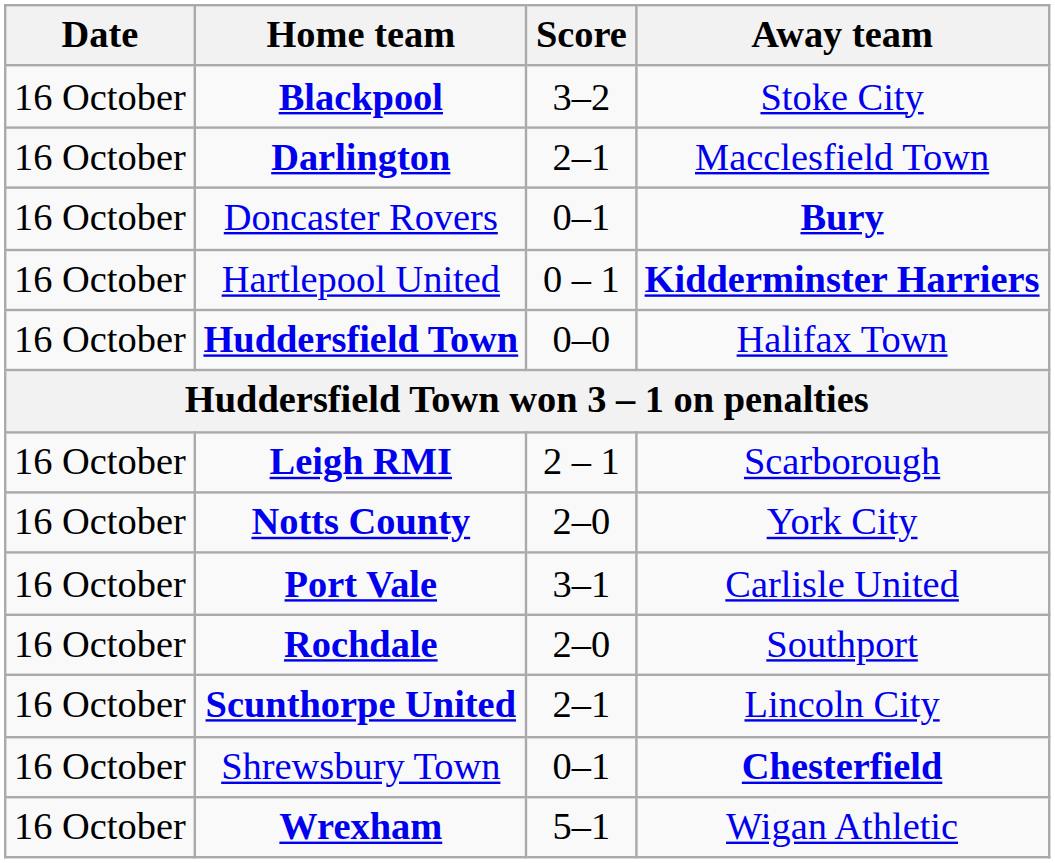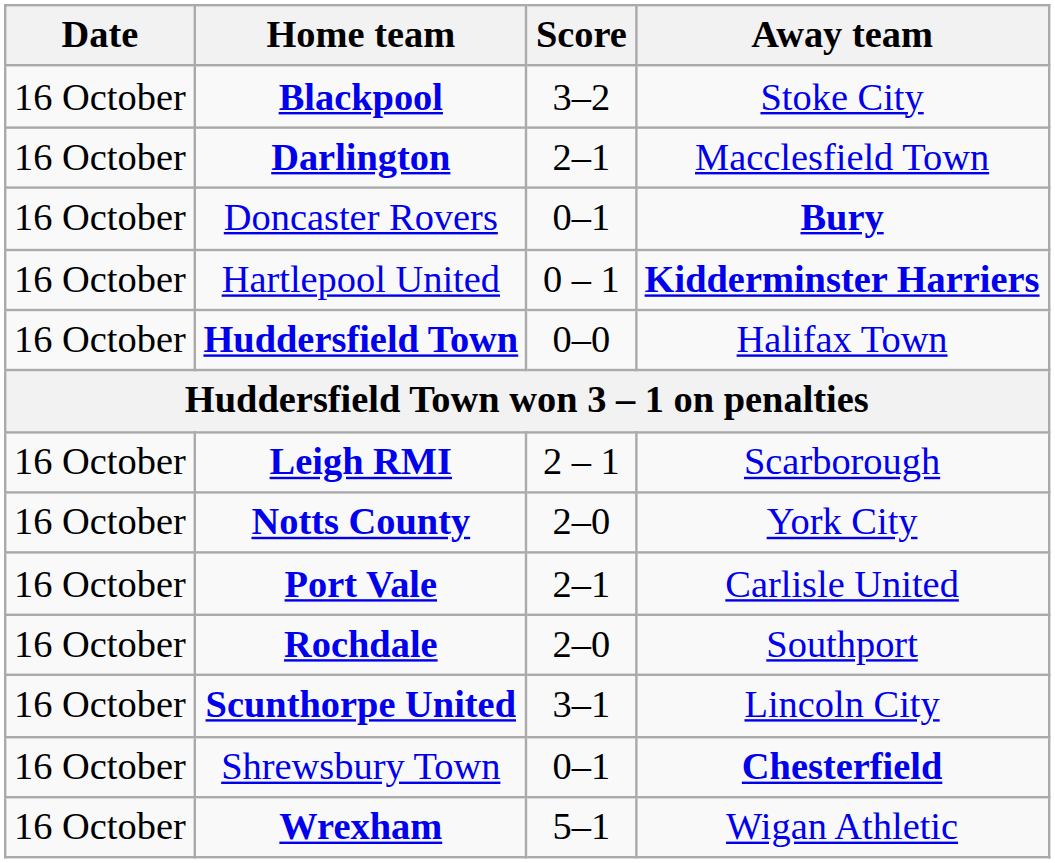(581, 583) 3–1 -> (581, 583) 2–1
(581, 704) 2–1 -> (581, 704) 3–1
